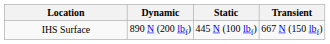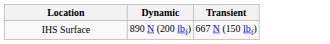- column: (226, 12)
